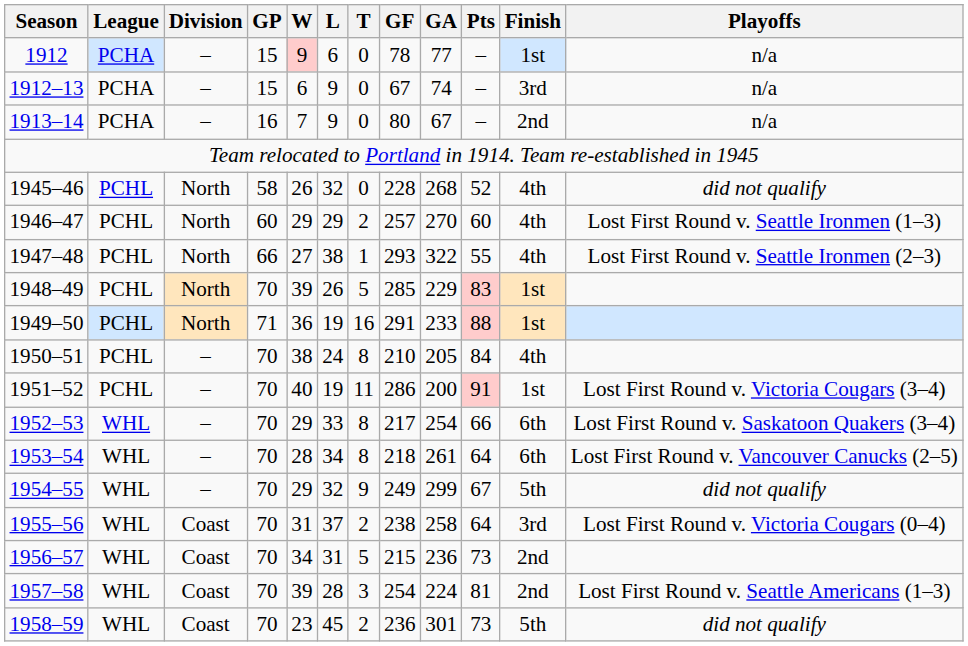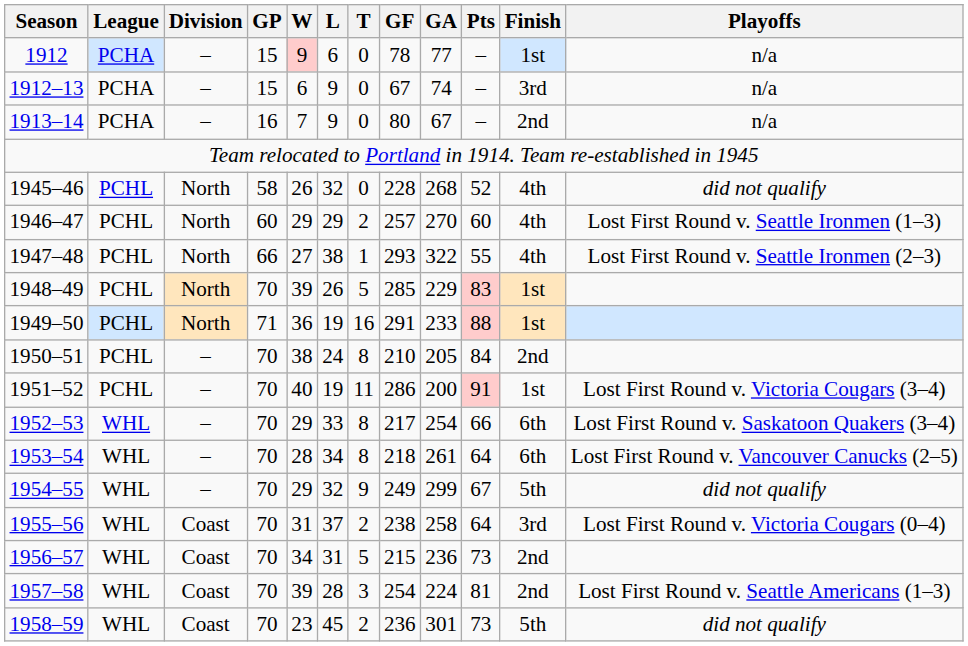(533, 356) 4th -> (533, 356) 2nd
